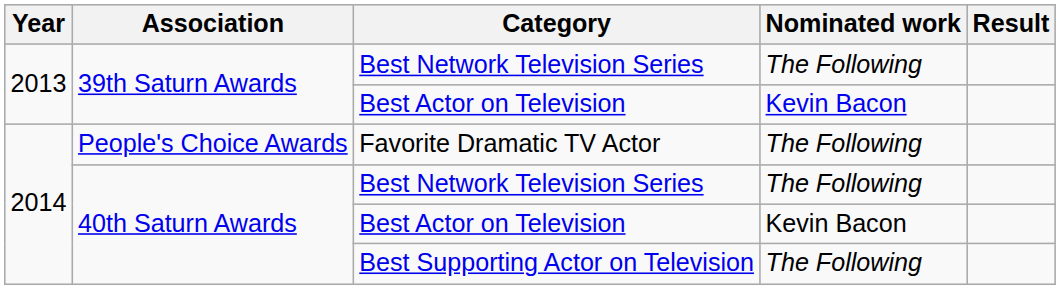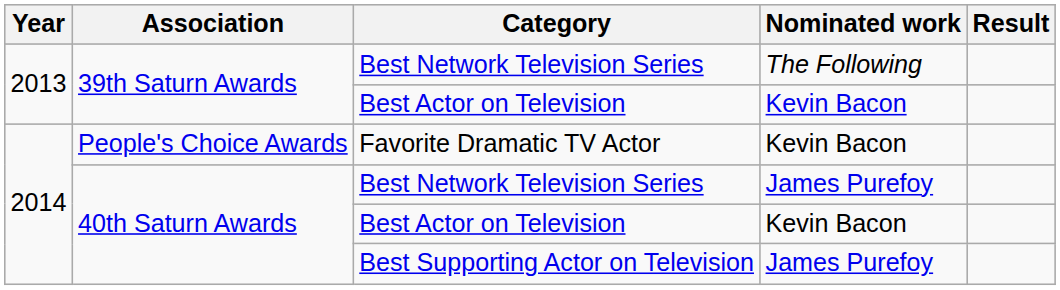(844, 143) The Following -> (836, 143) Kevin Bacon
(844, 183) The Following -> (849, 183) James Purefoy
(844, 263) The Following -> (849, 263) James Purefoy
